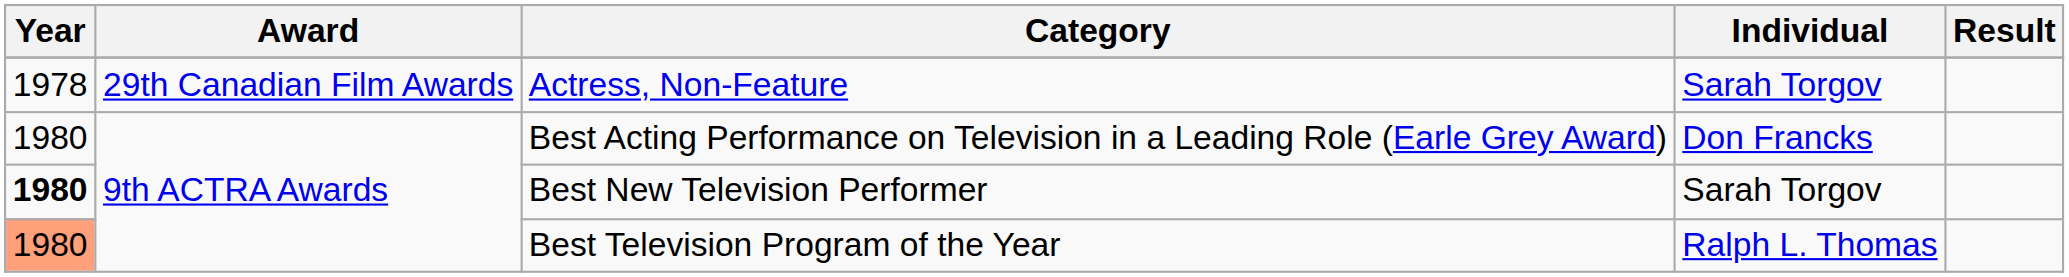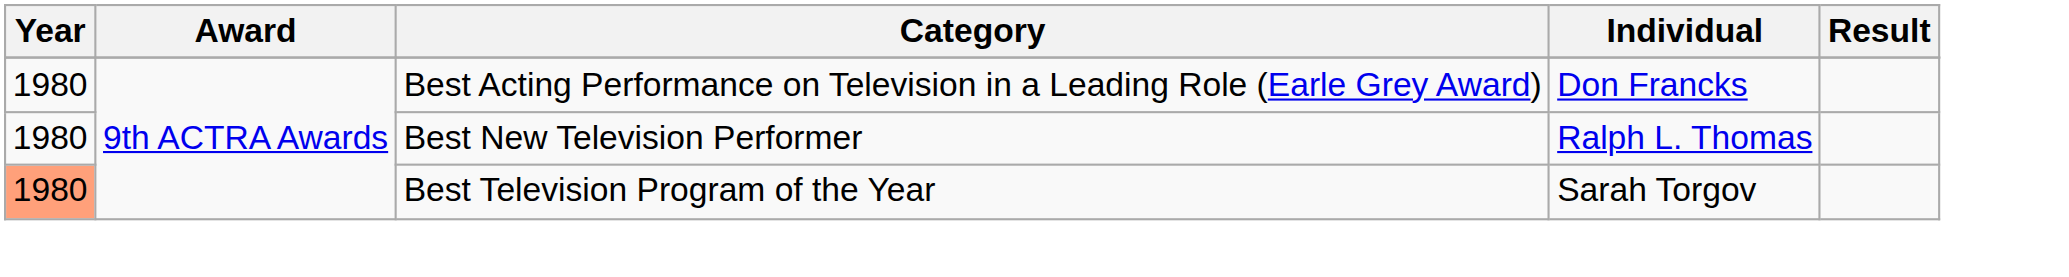- row: (688, 84)
(50, 191) bold -> (50, 137) normal
(1782, 191) Sarah Torgov -> (1685, 137) Ralph L. Thomas
(1810, 244) Ralph L. Thomas -> (1657, 191) Sarah Torgov
